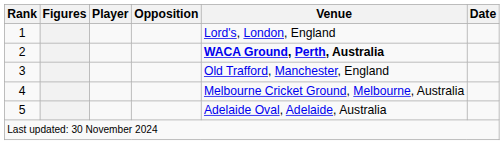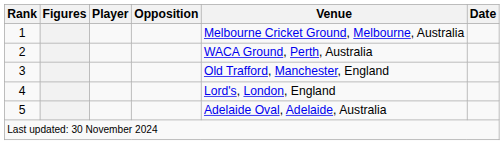(270, 33) Lord's, London, England -> (334, 33) Melbourne Cricket Ground, Melbourne, Australia
(294, 52) bold -> (288, 52) normal
(334, 91) Melbourne Cricket Ground, Melbourne, Australia -> (270, 91) Lord's, London, England
